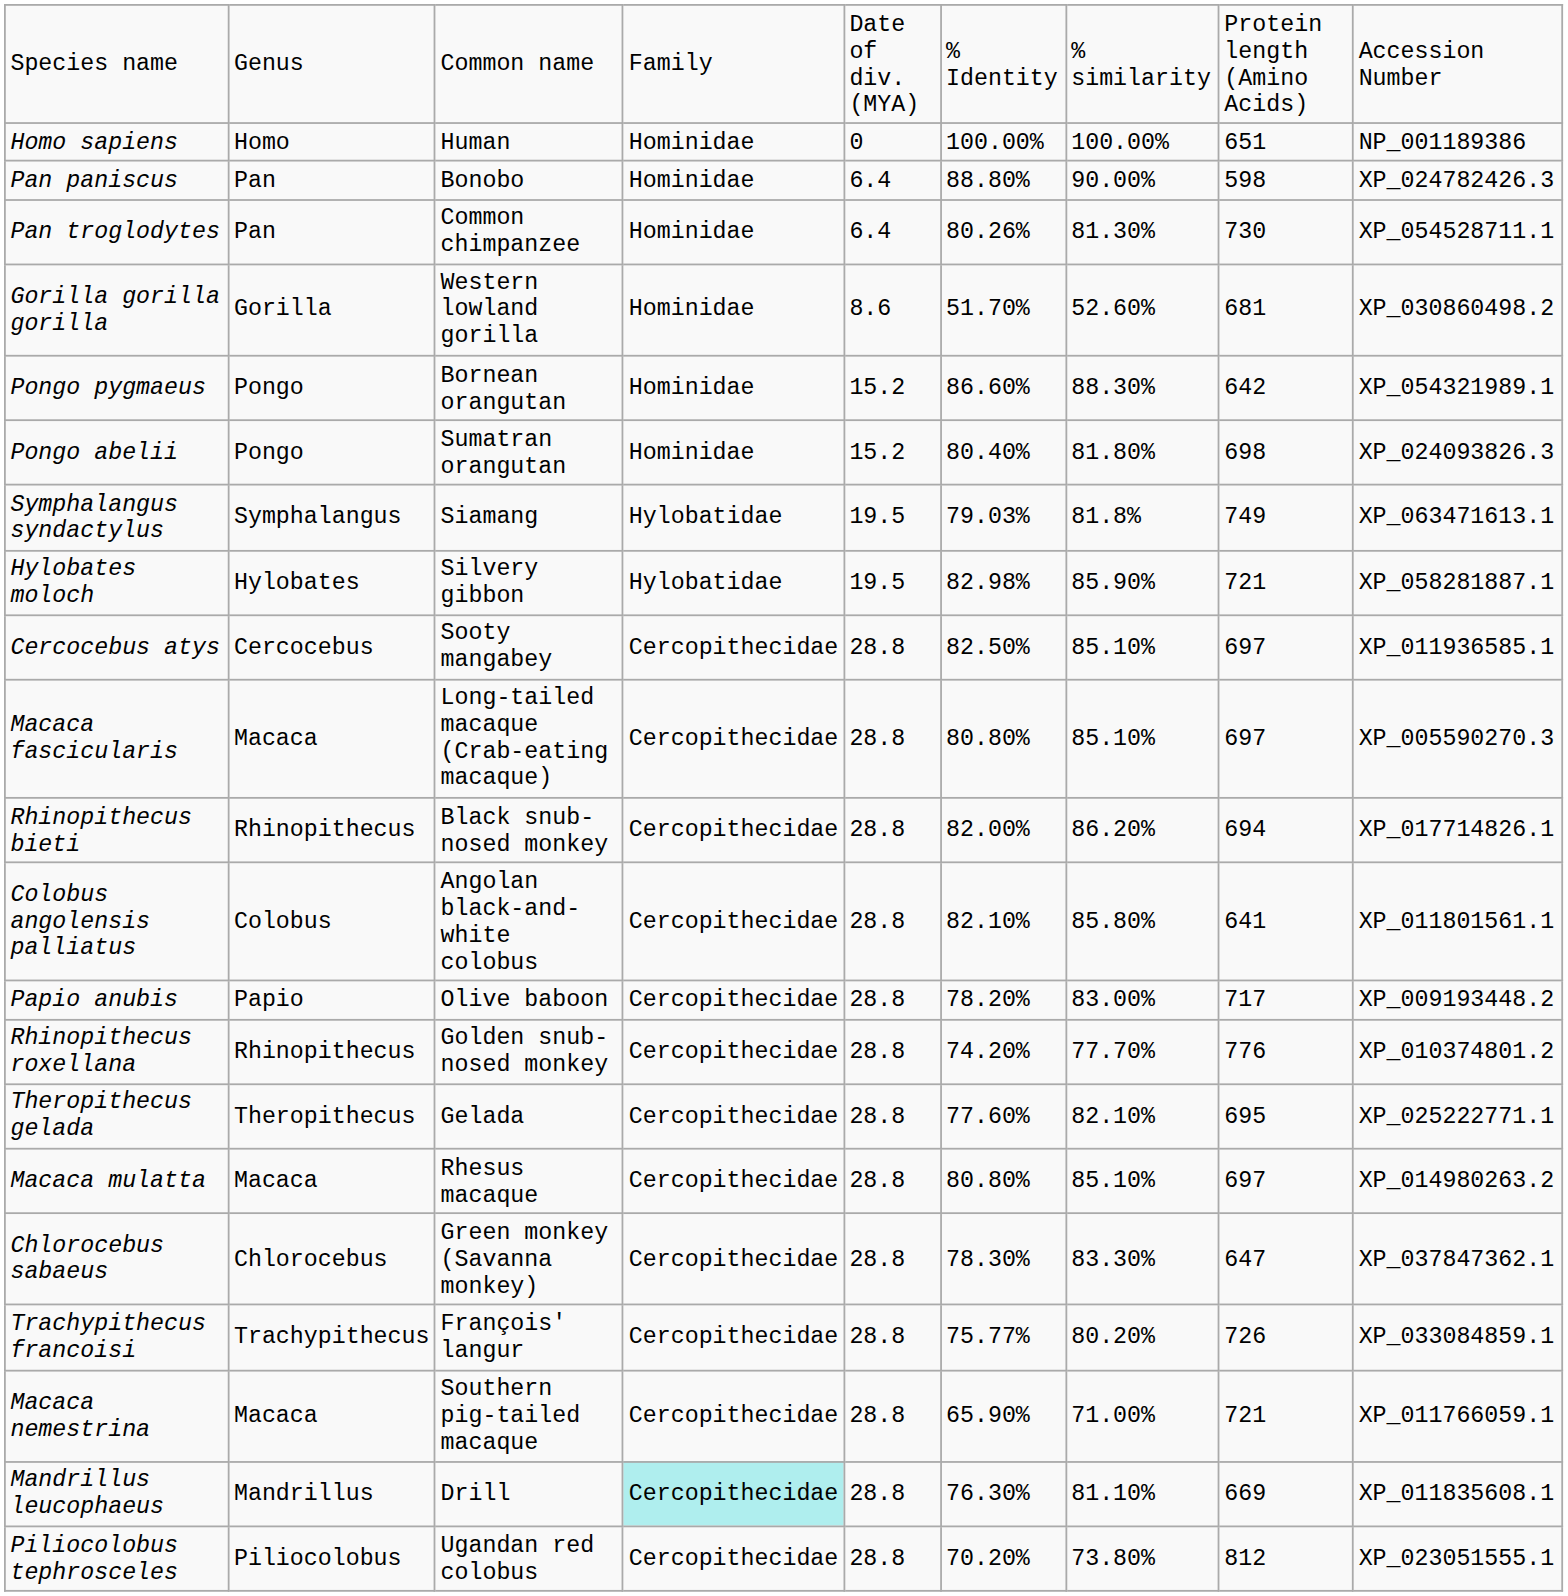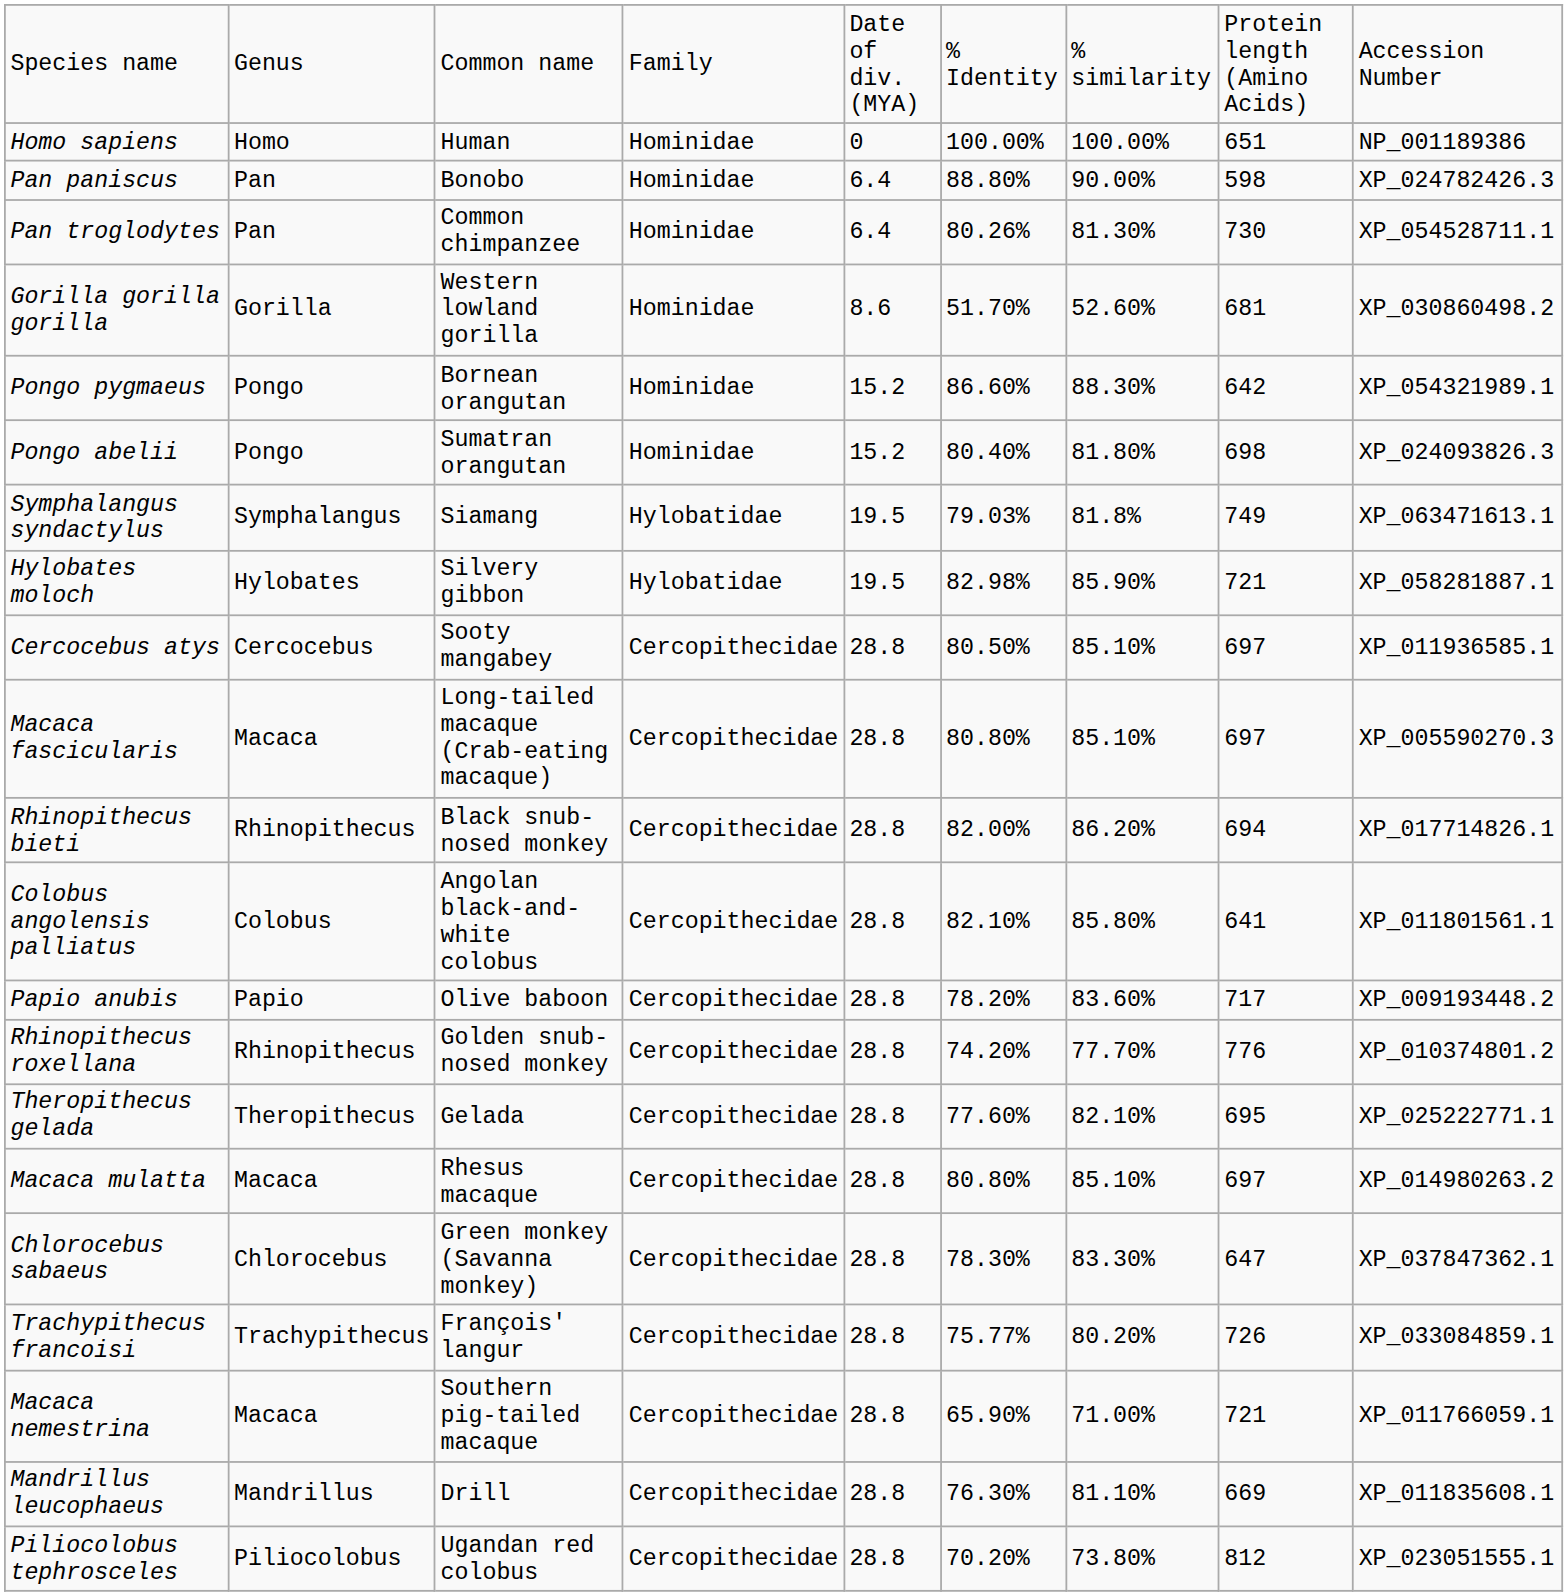(988, 647) 82.50% -> (988, 647) 80.50%
(1113, 1000) 83.00% -> (1113, 1000) 83.60%
(734, 1494) paleturquoise background -> (734, 1494) no background
